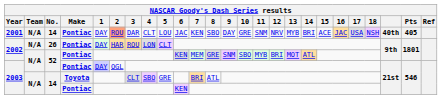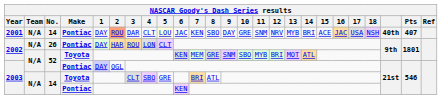(165, 32) no background -> (165, 32) lightyellow background
(411, 32) 405 -> (411, 32) 407
(77, 55) Pontiac -> (77, 55) Toyota
